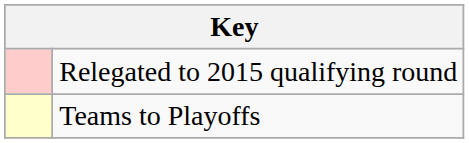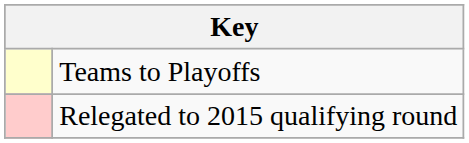rows swapped: (160, 115) <-> (258, 71)
